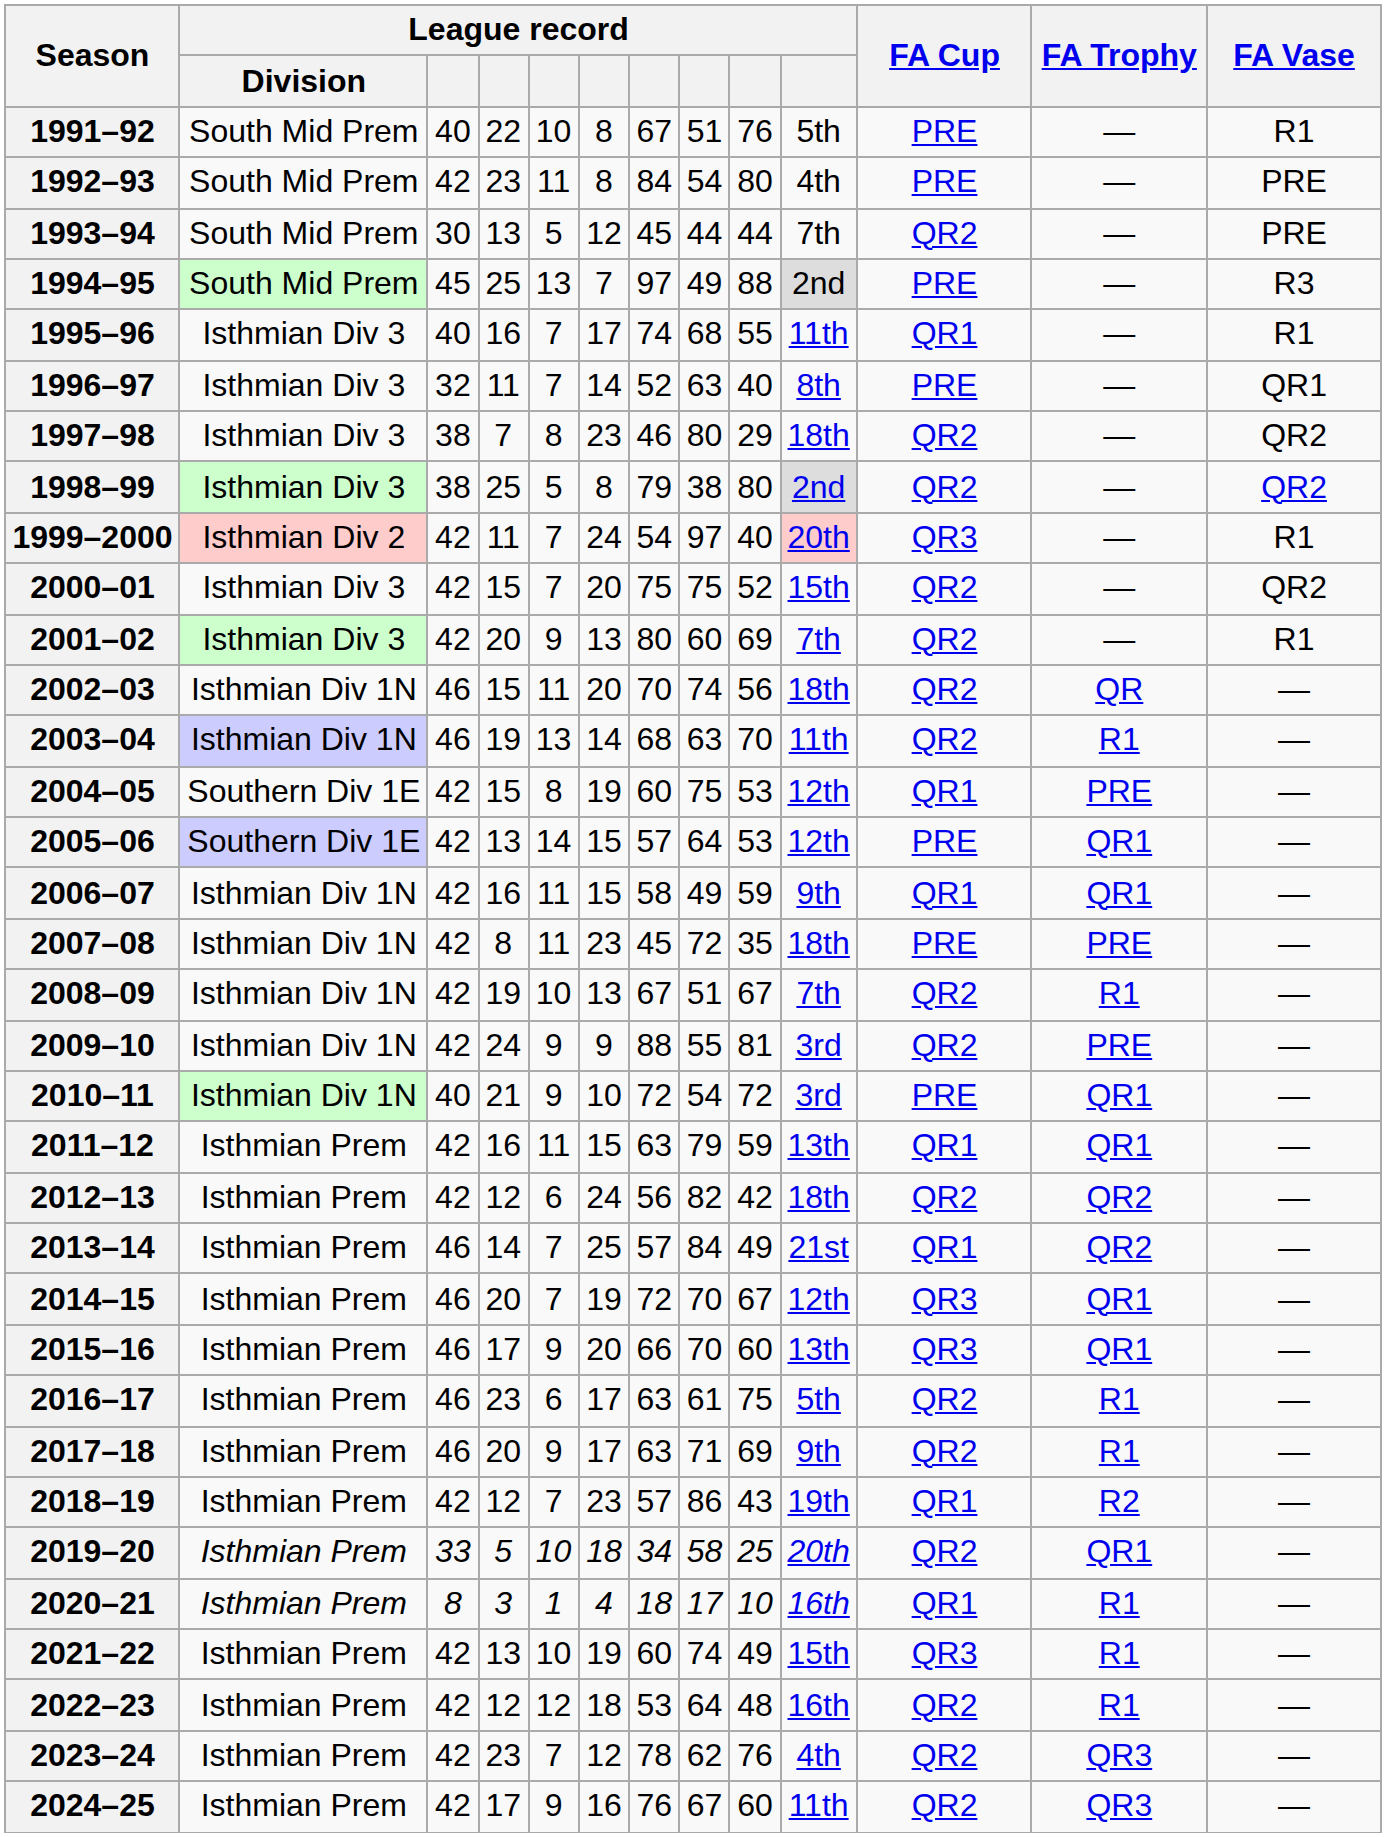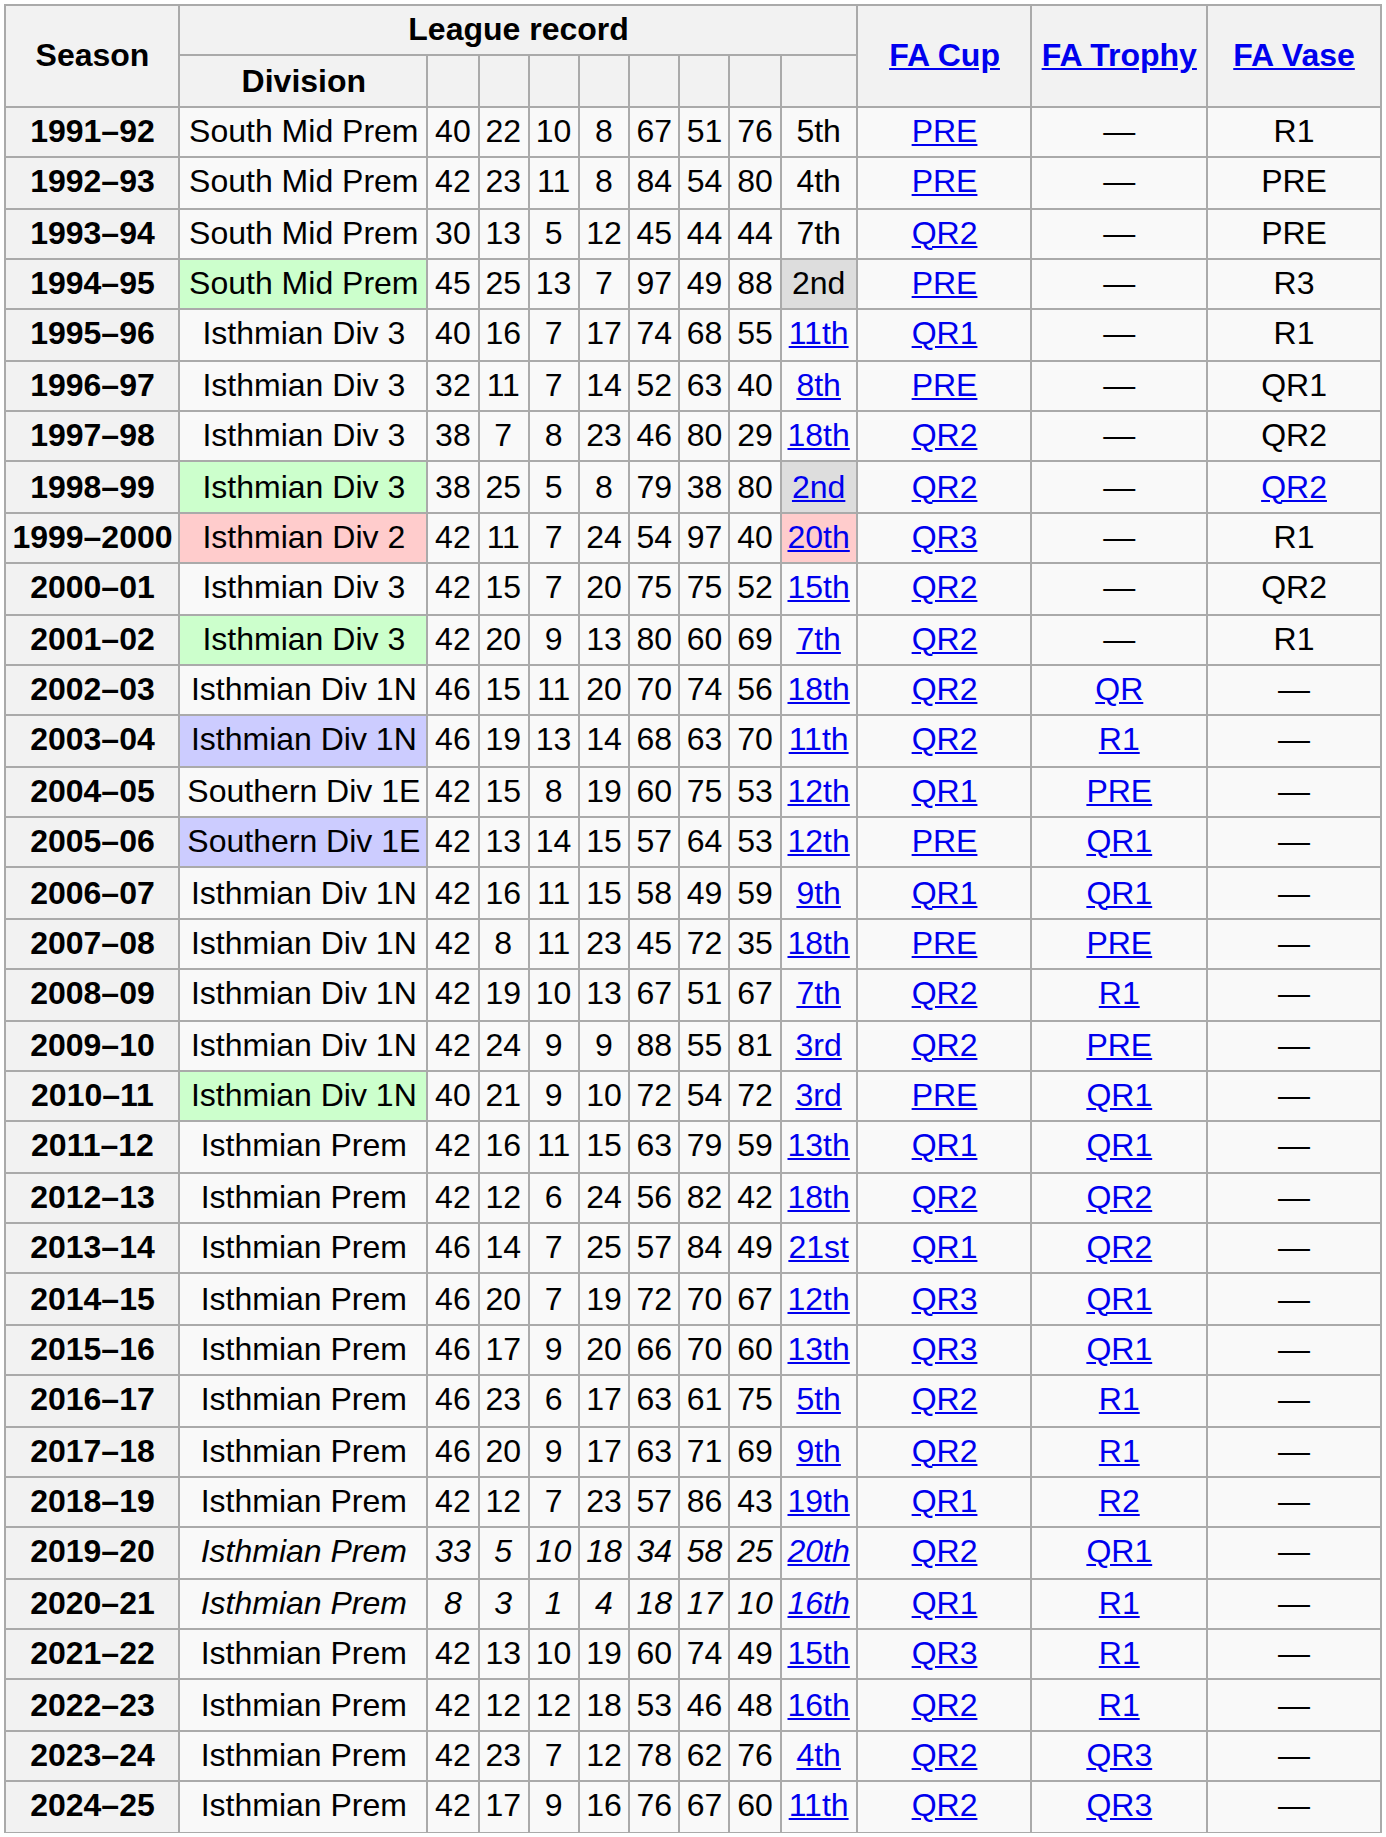(705, 1704) 64 -> (705, 1704) 46
